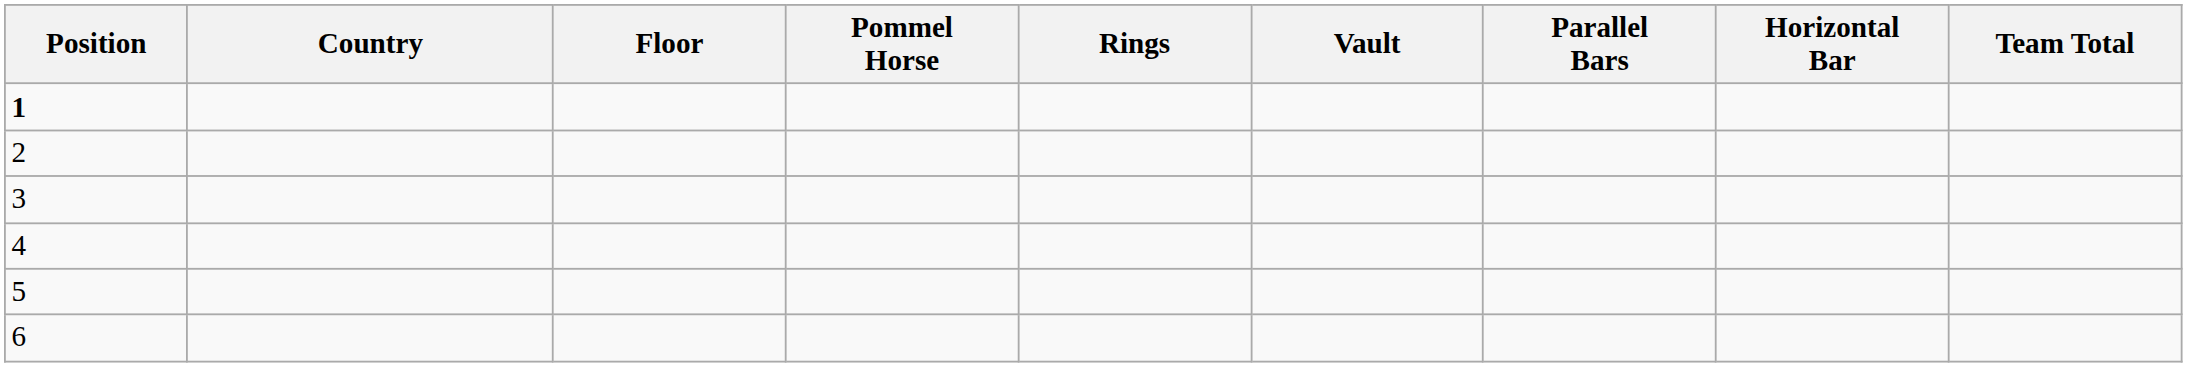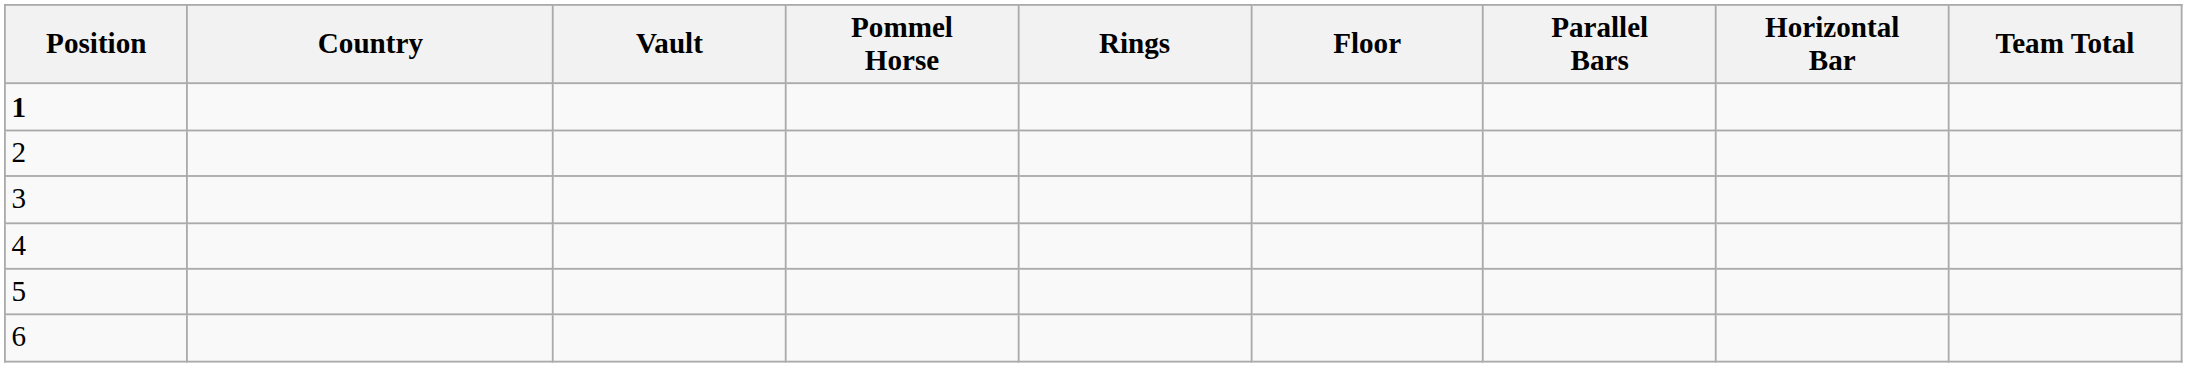columns swapped: (669, 43) <-> (1367, 43)
